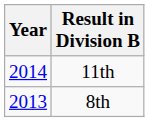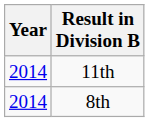(28, 101) 2013 -> (28, 101) 2014
